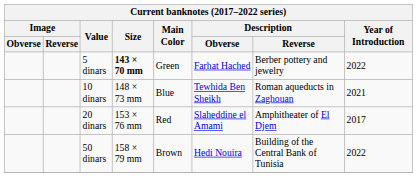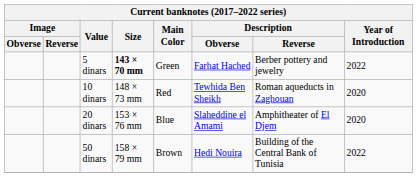(165, 93) Blue -> (164, 93) Red
(356, 93) 2021 -> (356, 93) 2020
(164, 120) Red -> (165, 120) Blue
(356, 120) 2017 -> (356, 120) 2020
